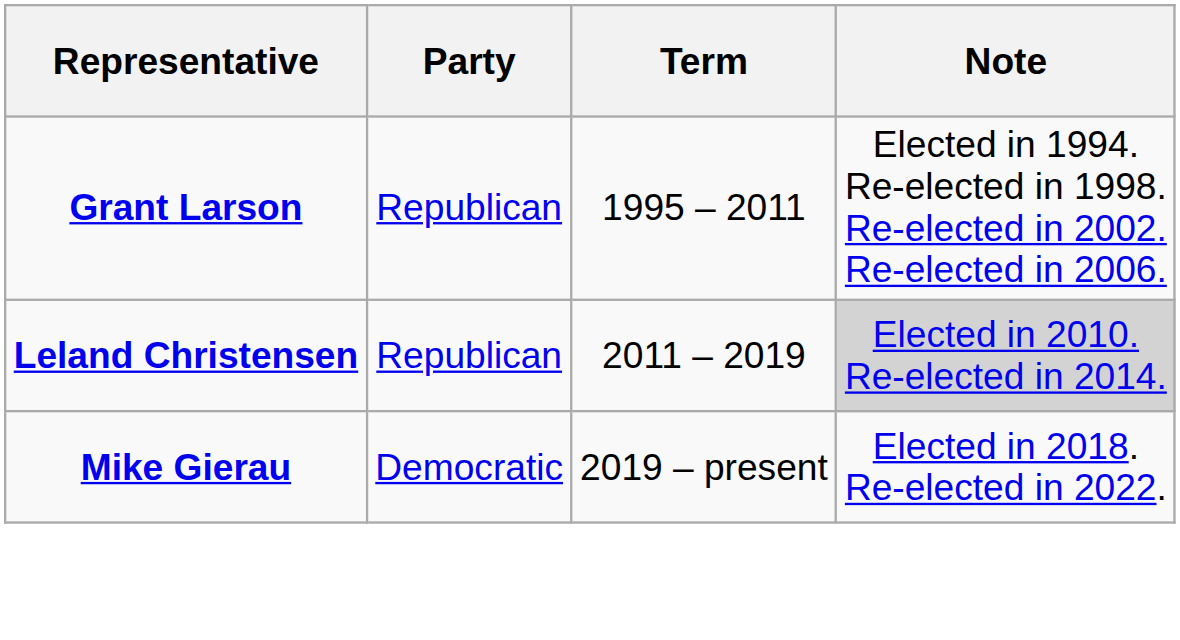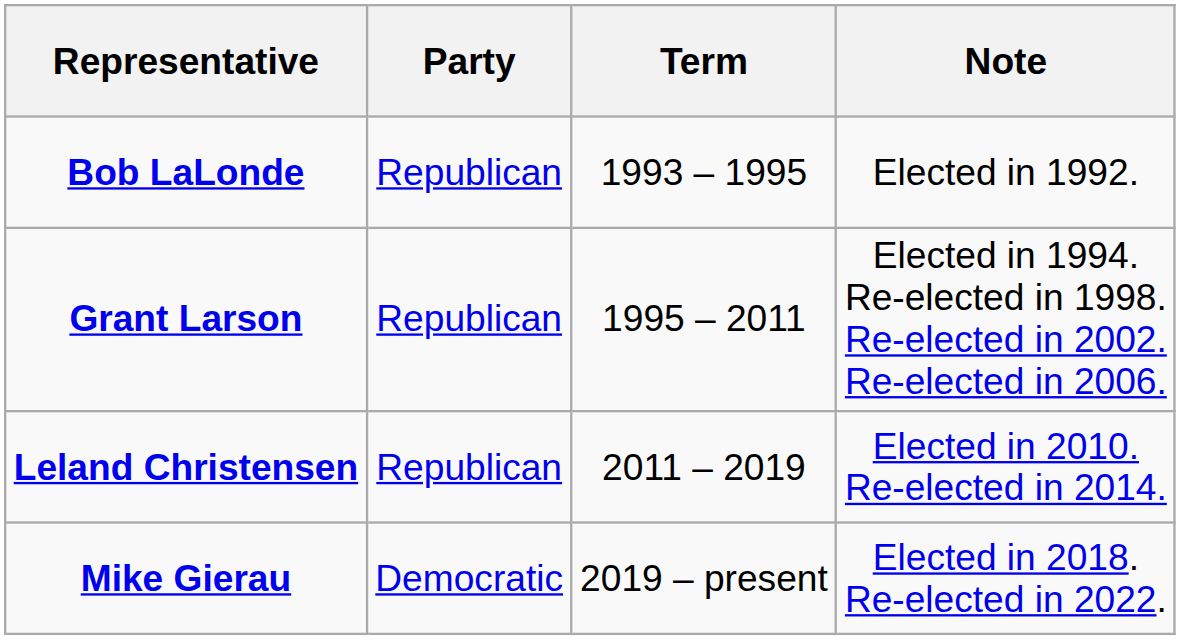+ row: (186, 171)
(1006, 355) lightgrey background -> (1006, 467) no background
